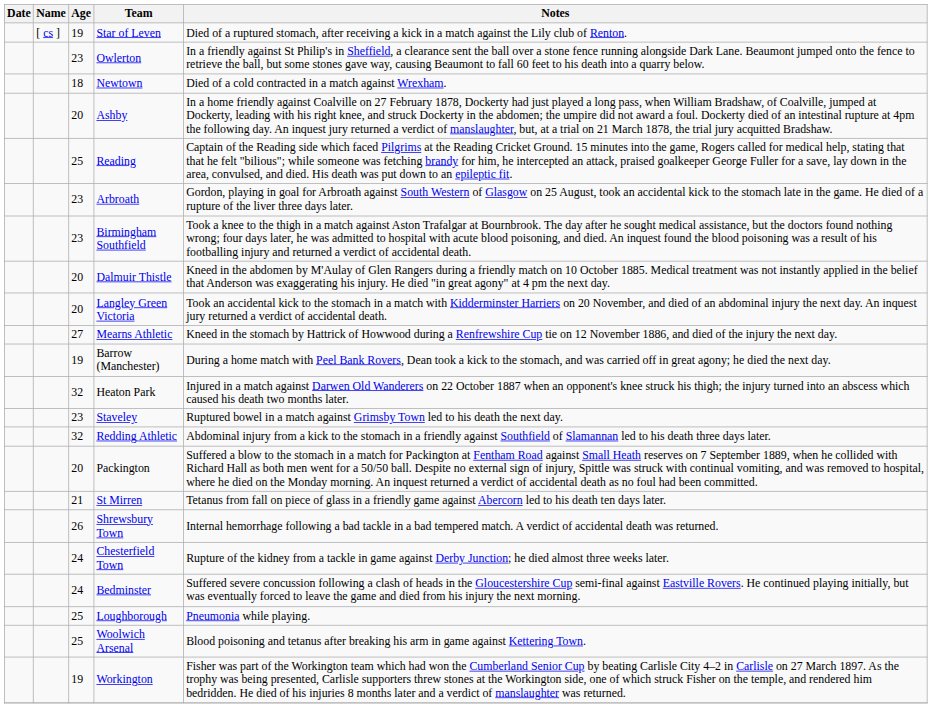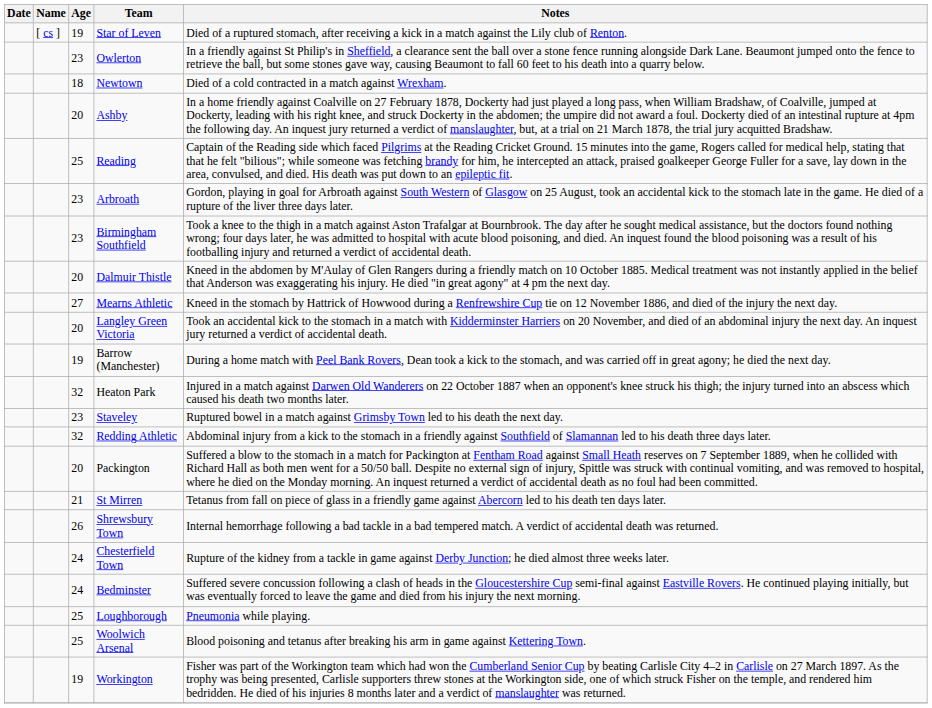rows swapped: (134, 334) <-> (132, 309)
